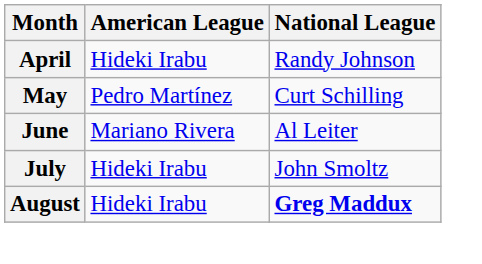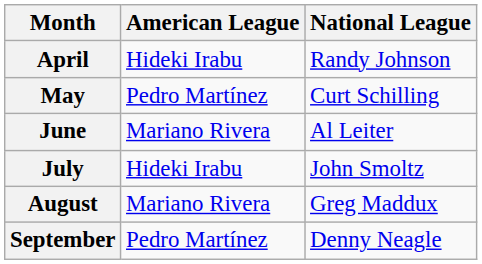(149, 204) Hideki Irabu -> (198, 204) Mariano Rivera
(343, 204) bold -> (374, 204) normal
+ row: (63, 240)
